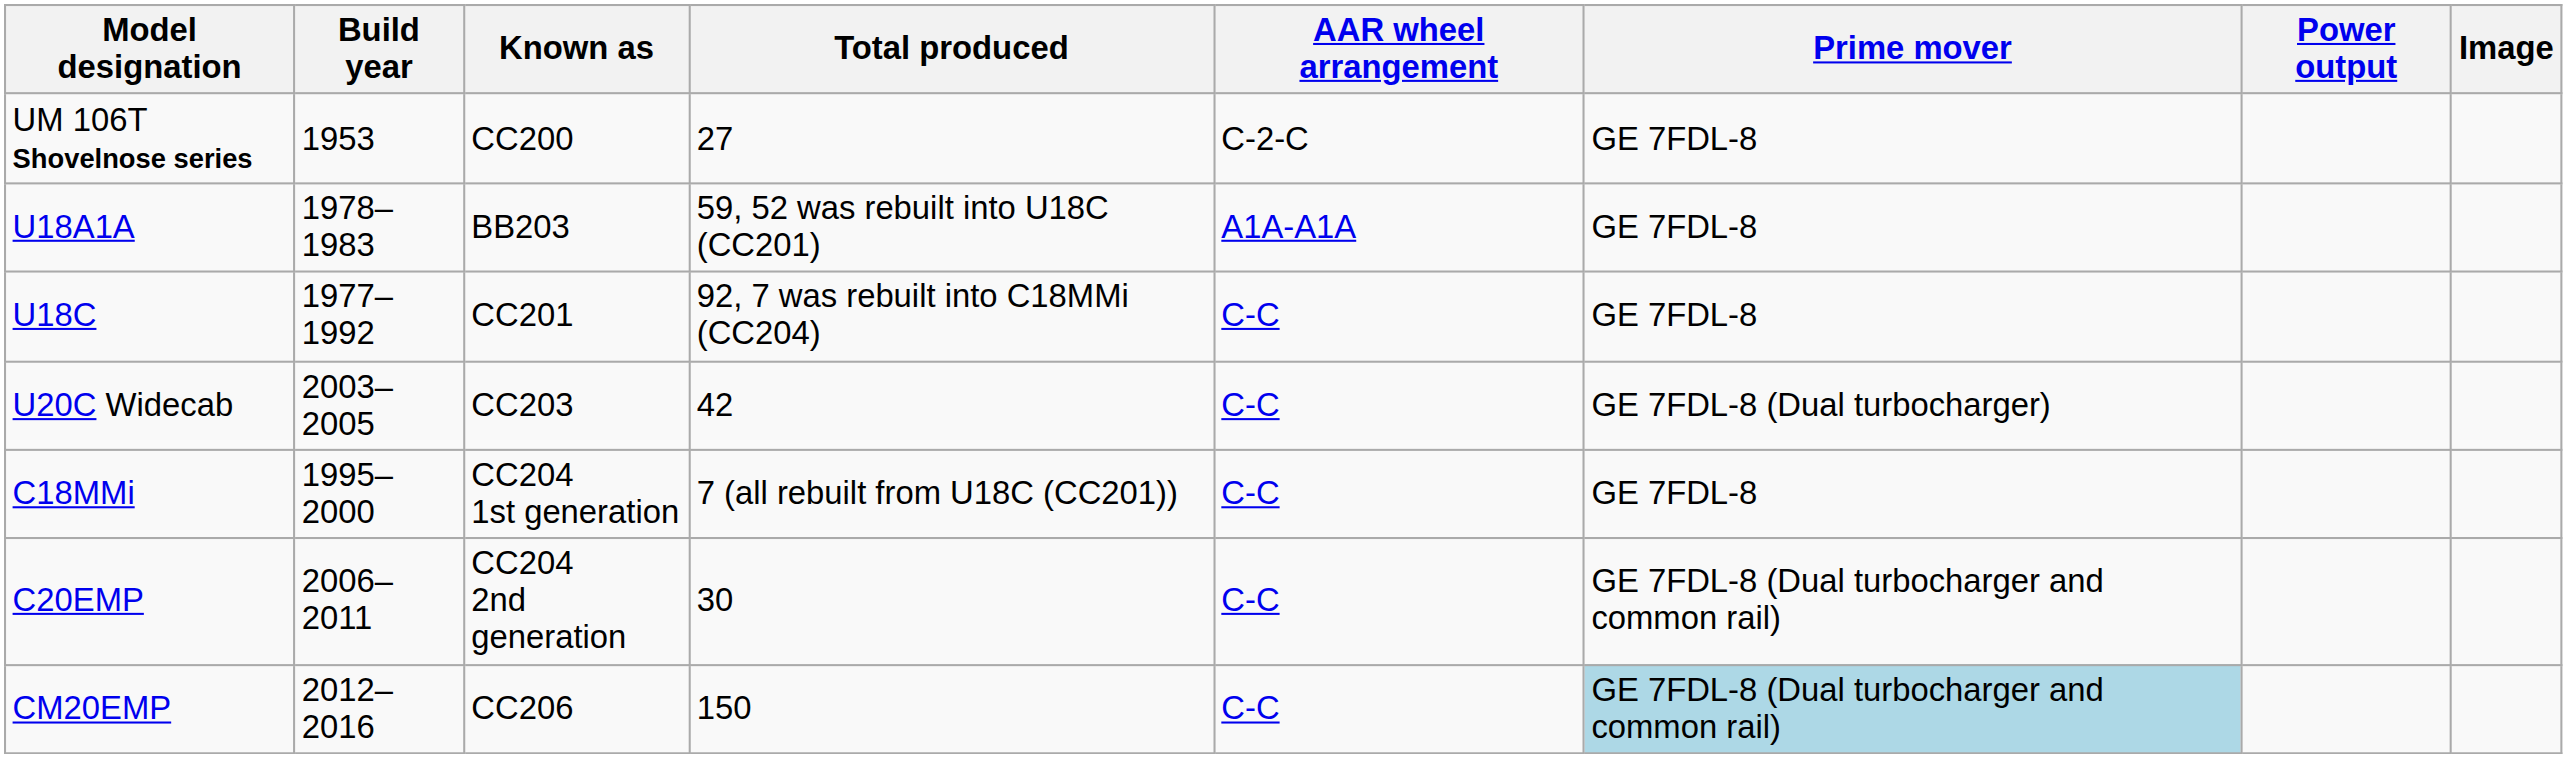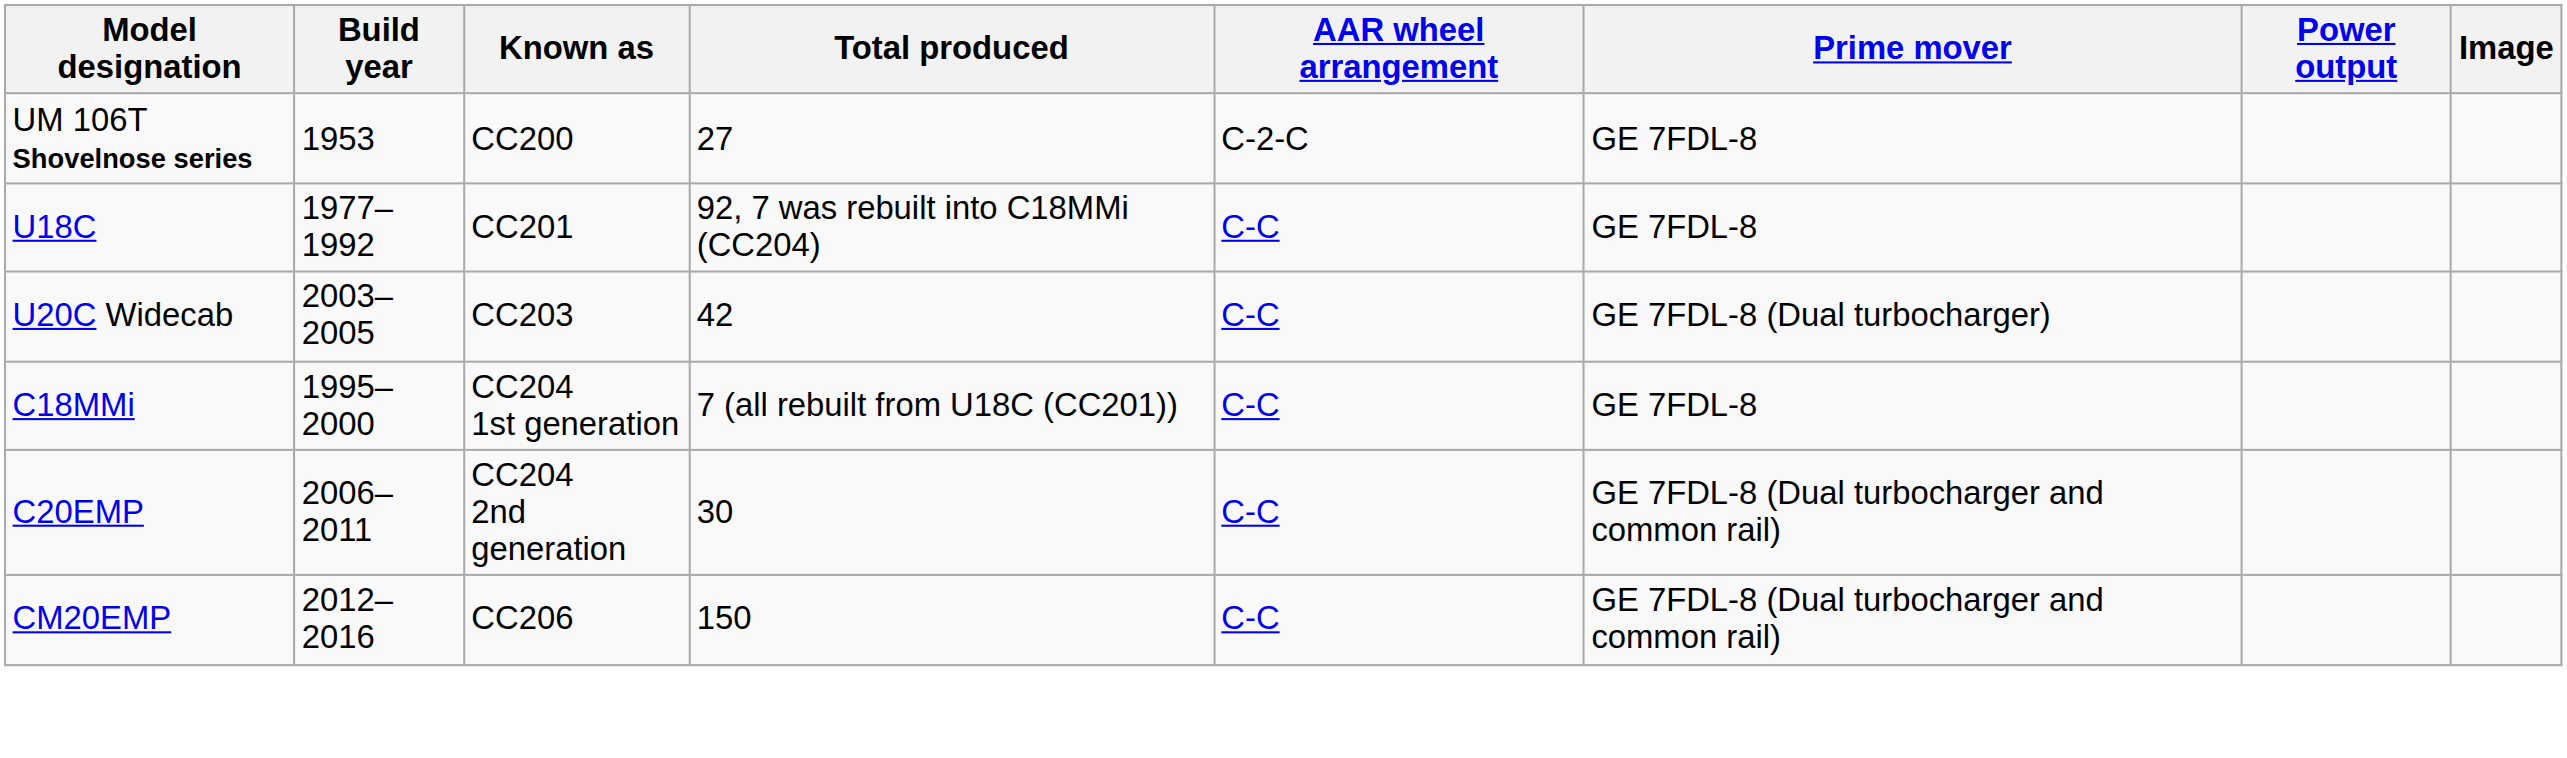- row: (74, 226)
(1848, 708) lightblue background -> (1848, 619) no background
